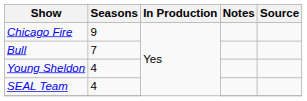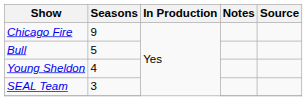(94, 50) 7 -> (94, 50) 5
(94, 86) 4 -> (94, 86) 3
